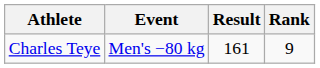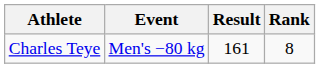(289, 48) 9 -> (289, 48) 8
